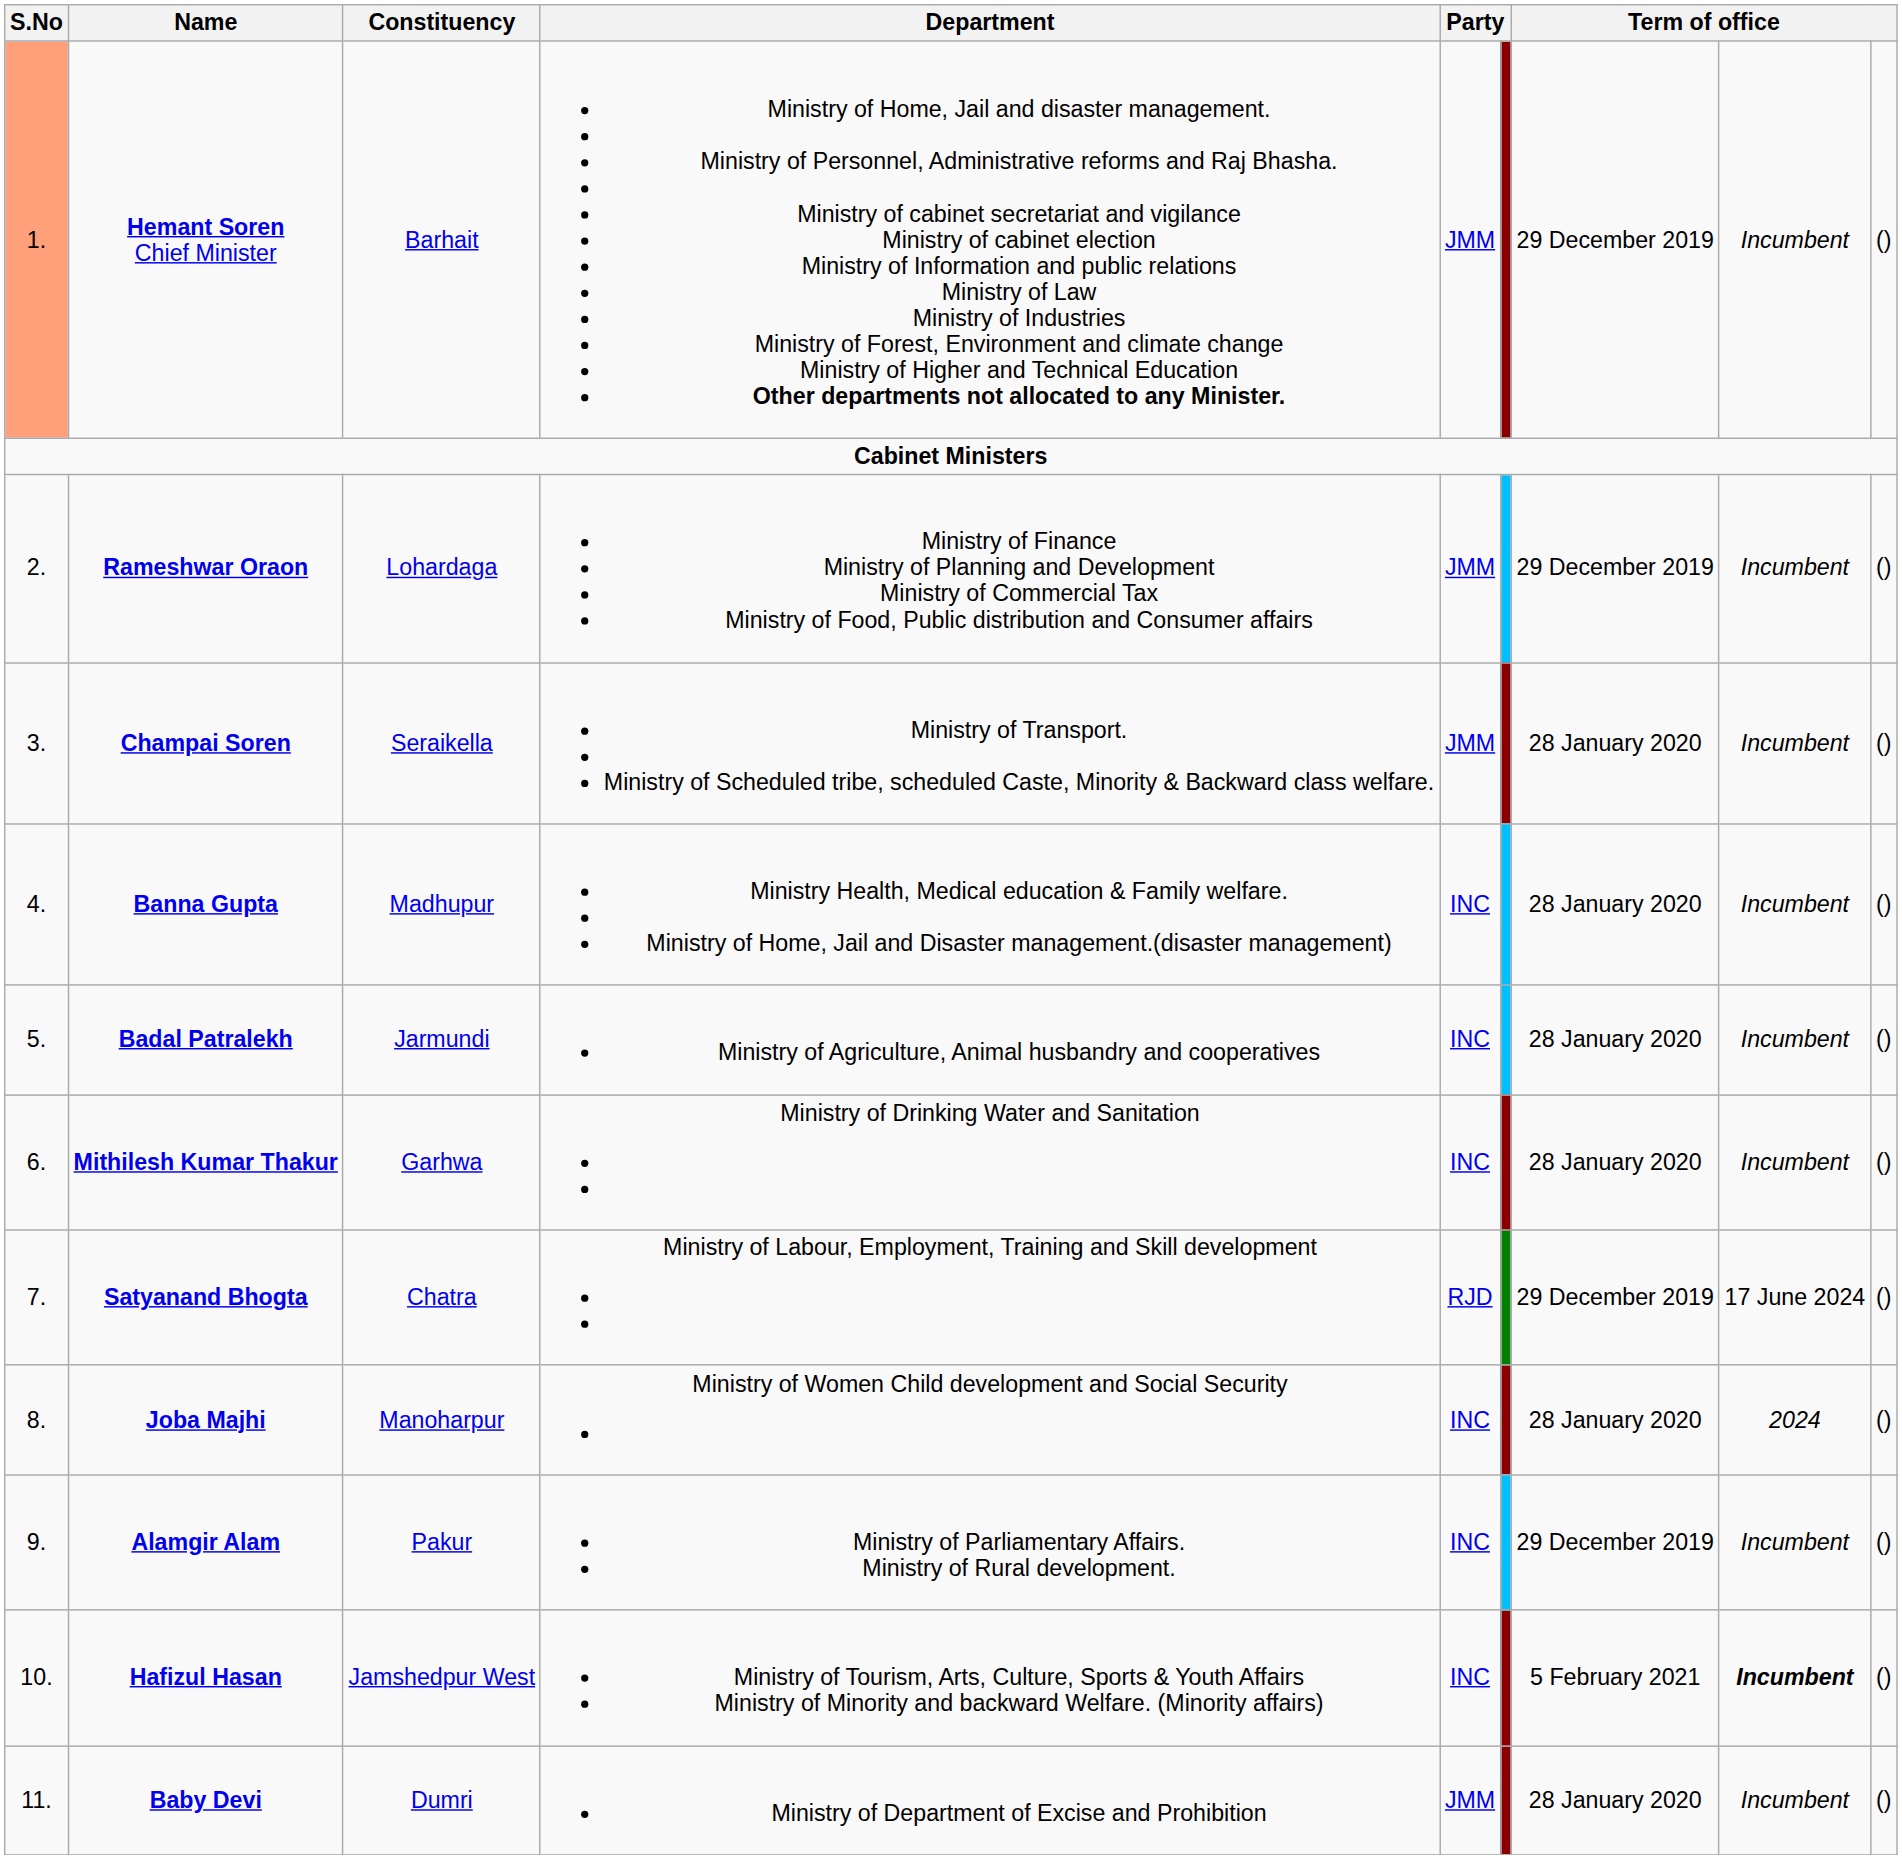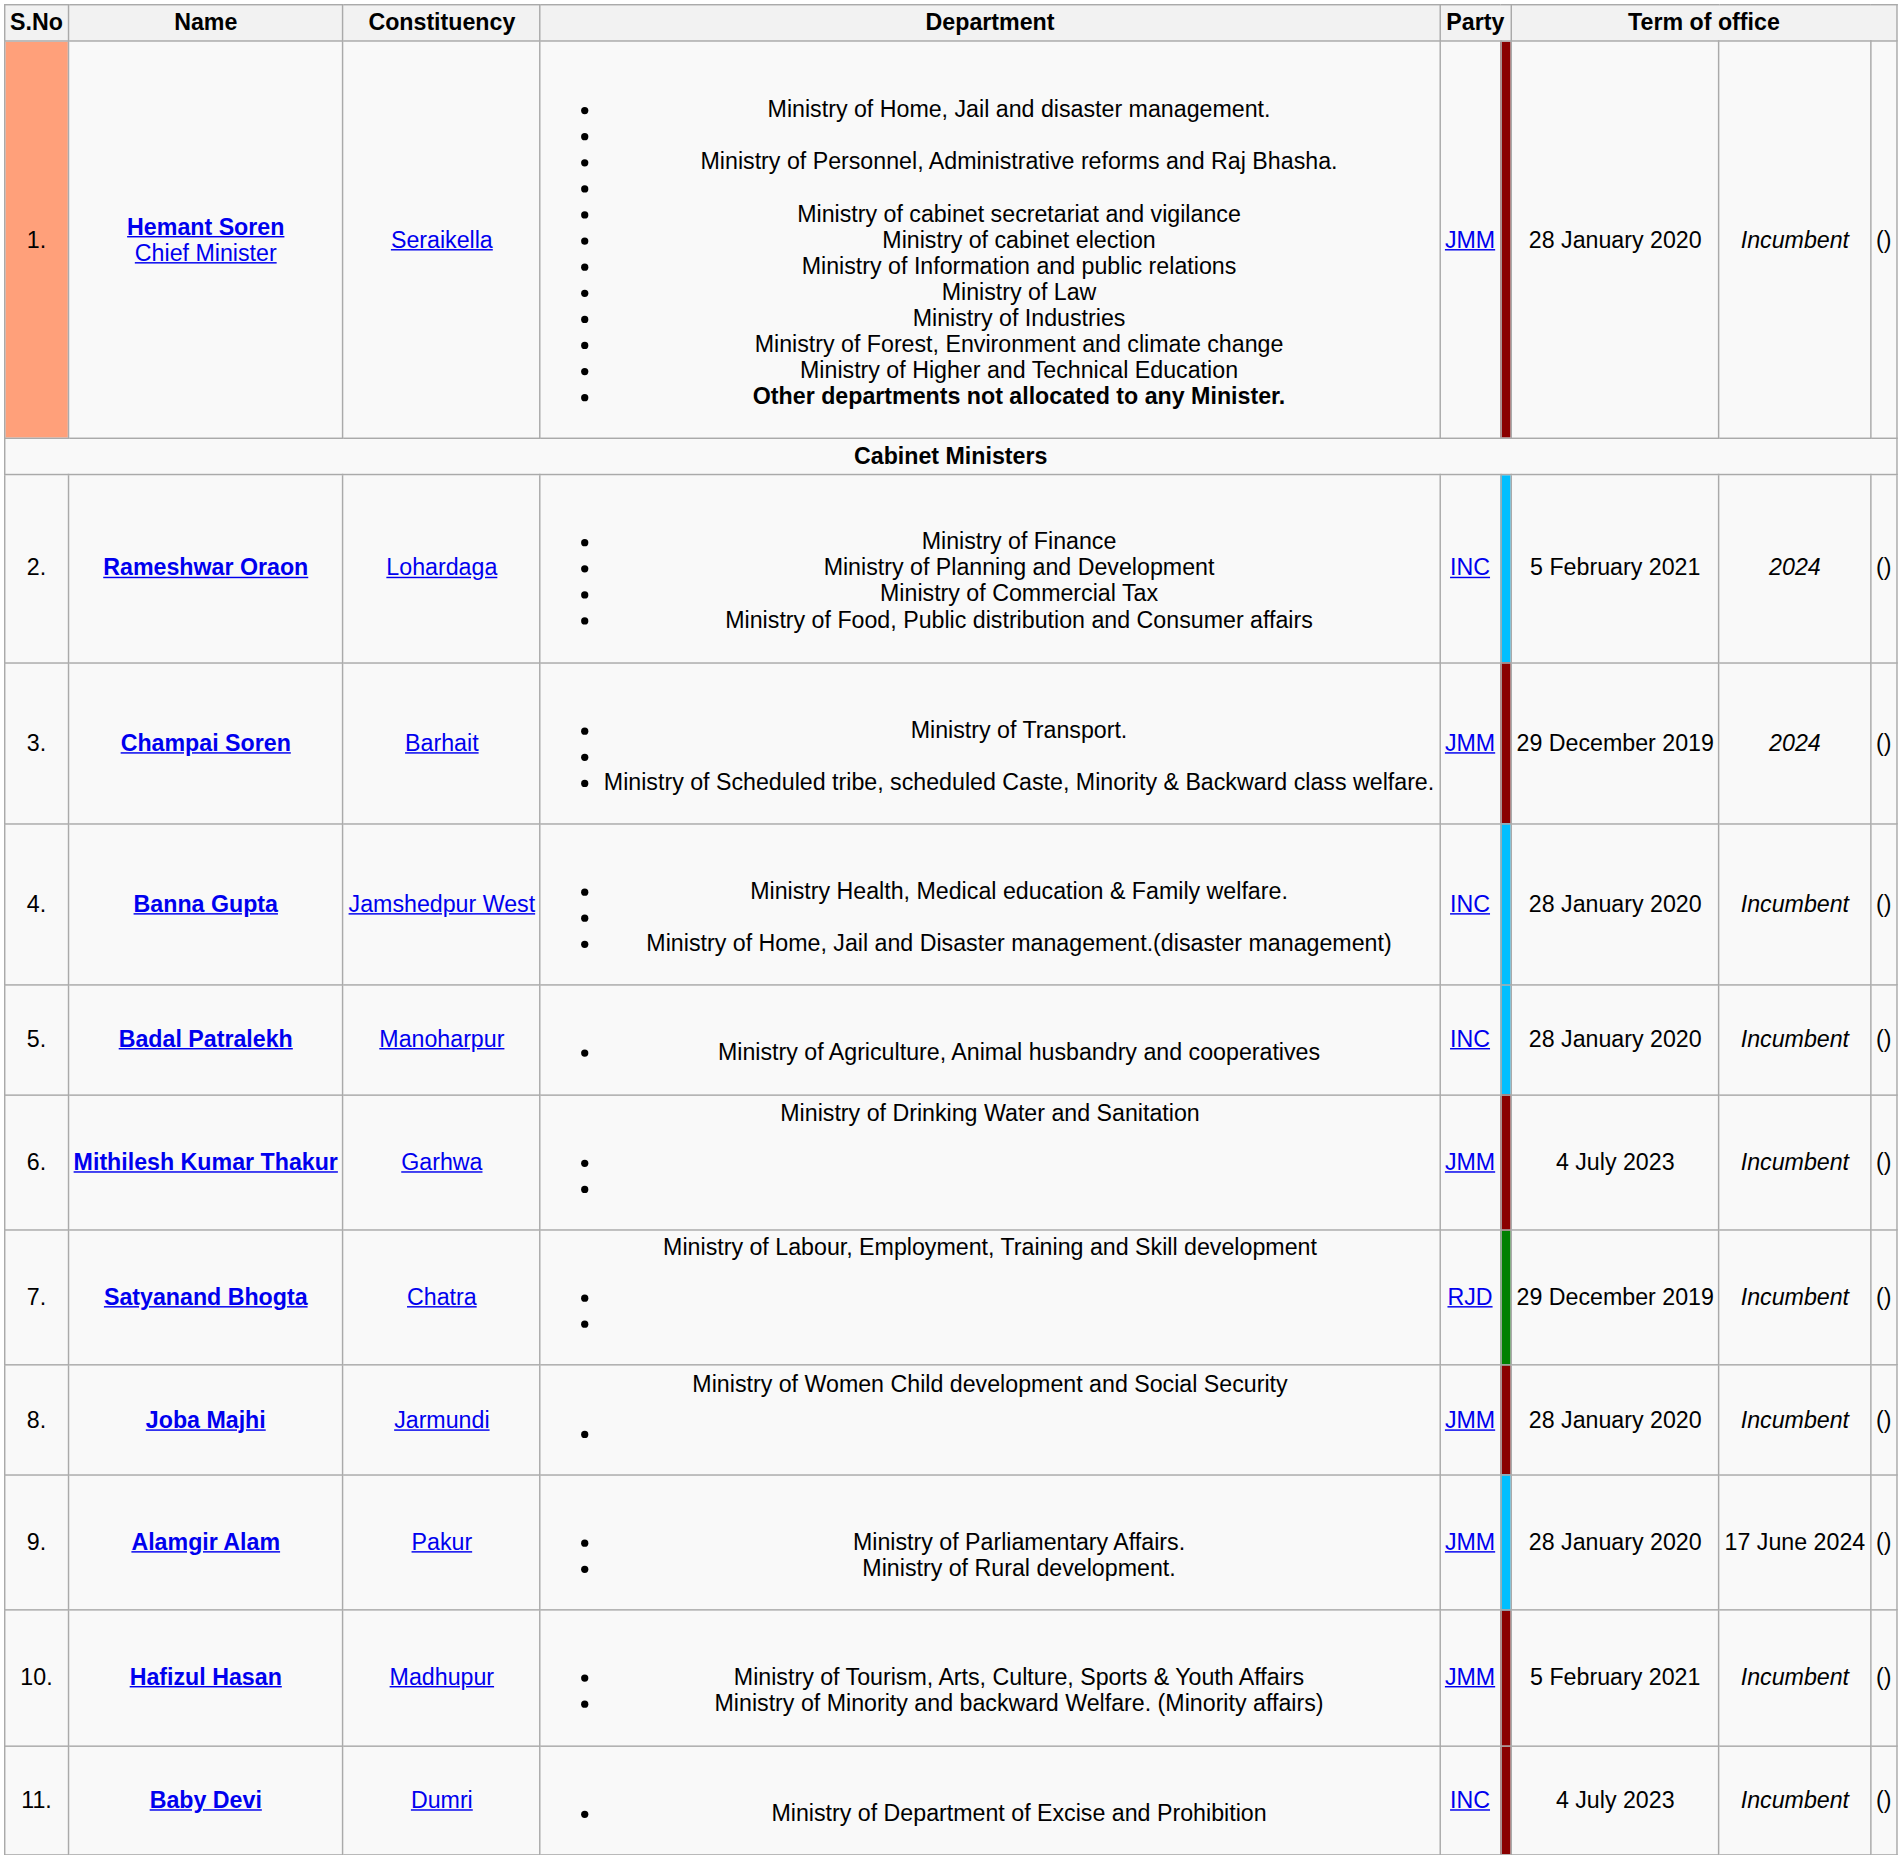(442, 239) Barhait -> (442, 239) Seraikella
(1615, 239) 29 December 2019 -> (1615, 239) 28 January 2020
(1470, 568) JMM -> (1470, 568) INC
(1615, 568) 29 December 2019 -> (1615, 568) 5 February 2021
(1795, 568) Incumbent -> (1795, 568) 2024
(442, 742) Seraikella -> (442, 742) Barhait
(1615, 742) 28 January 2020 -> (1615, 742) 29 December 2019
(1795, 742) Incumbent -> (1795, 742) 2024
(442, 904) Madhupur -> (442, 904) Jamshedpur West
(442, 1039) Jarmundi -> (442, 1039) Manoharpur
(1470, 1162) INC -> (1470, 1162) JMM
(1615, 1162) 28 January 2020 -> (1615, 1162) 4 July 2023
(1795, 1297) 17 June 2024 -> (1795, 1297) Incumbent
(442, 1419) Manoharpur -> (442, 1419) Jarmundi
(1470, 1419) INC -> (1470, 1419) JMM
(1795, 1419) 2024 -> (1795, 1419) Incumbent
(1470, 1542) INC -> (1470, 1542) JMM
(1615, 1542) 29 December 2019 -> (1615, 1542) 28 January 2020
(1795, 1542) Incumbent -> (1795, 1542) 17 June 2024
(442, 1677) Jamshedpur West -> (442, 1677) Madhupur
(1470, 1677) INC -> (1470, 1677) JMM
(1795, 1677) bold -> (1795, 1677) normal
(1470, 1799) JMM -> (1470, 1799) INC
(1615, 1799) 28 January 2020 -> (1615, 1799) 4 July 2023
